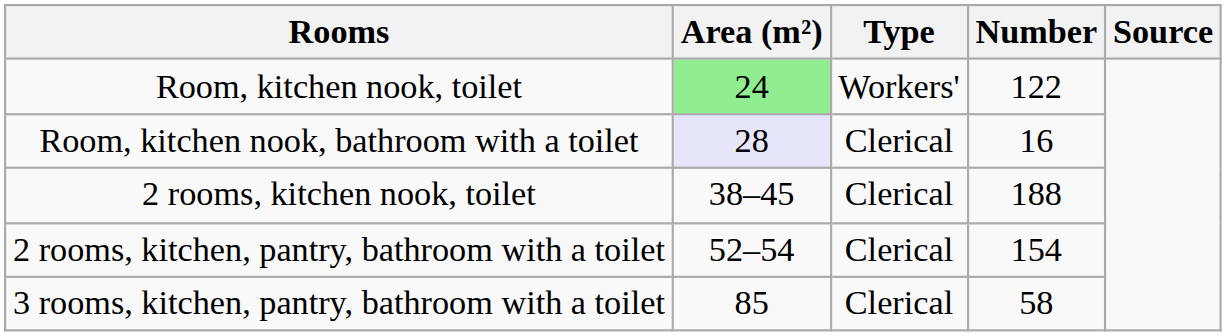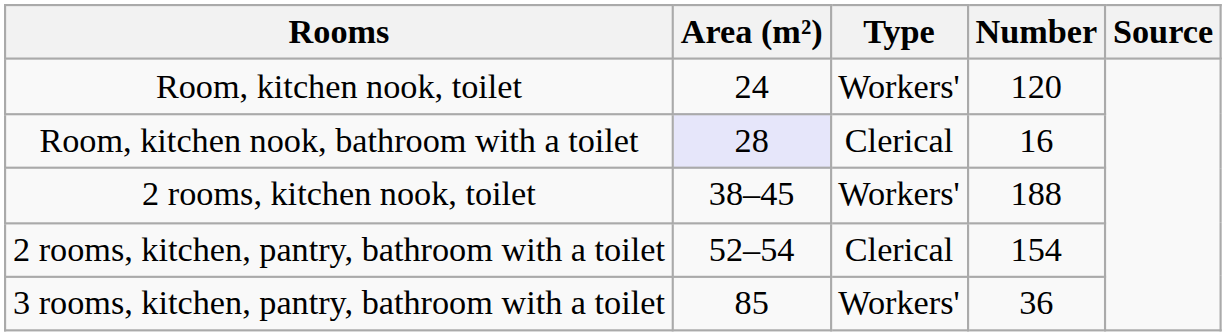(752, 85) lightgreen background -> (752, 85) no background
(1036, 85) 122 -> (1036, 85) 120
(899, 194) Clerical -> (899, 194) Workers'
(899, 303) Clerical -> (899, 303) Workers'
(1036, 303) 58 -> (1036, 303) 36
